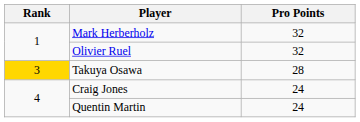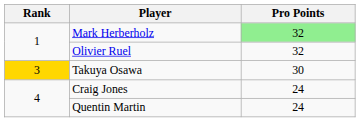(298, 32) no background -> (298, 32) lightgreen background
(298, 70) 28 -> (298, 70) 30
